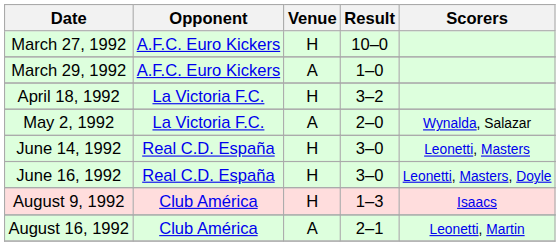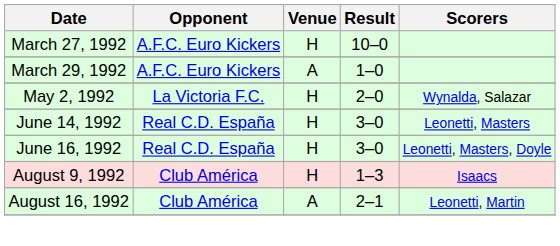- row: (69, 97)
(312, 123) A -> (312, 97) H
